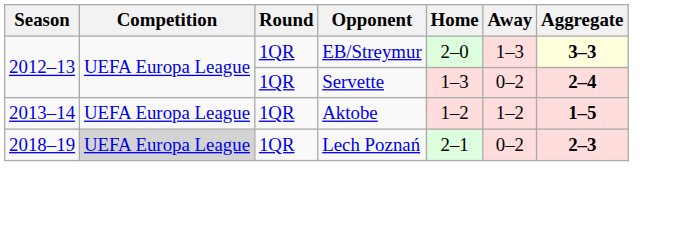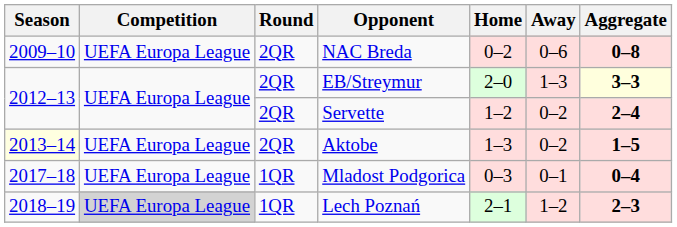+ row: (367, 51)
(277, 51) 1QR -> (277, 82) 2QR
(277, 82) 1QR -> (277, 113) 2QR
(455, 82) 1–3 -> (498, 113) 1–2
(42, 113) no background -> (42, 144) lightyellow background
(277, 113) 1QR -> (277, 144) 2QR
(455, 113) 1–2 -> (498, 144) 1–3
(510, 113) 1–2 -> (553, 144) 0–2
+ row: (394, 176)
(510, 144) 0–2 -> (553, 207) 1–2
